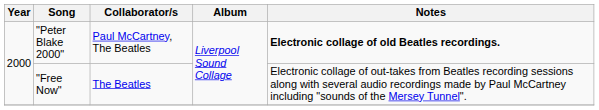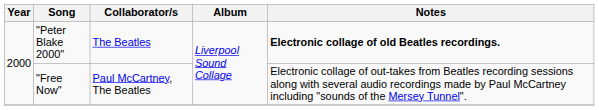(132, 42) Paul McCartney, The Beatles -> (122, 42) The Beatles
(122, 84) The Beatles -> (132, 84) Paul McCartney, The Beatles
